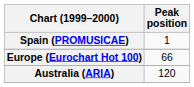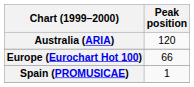rows swapped: (74, 73) <-> (74, 40)
